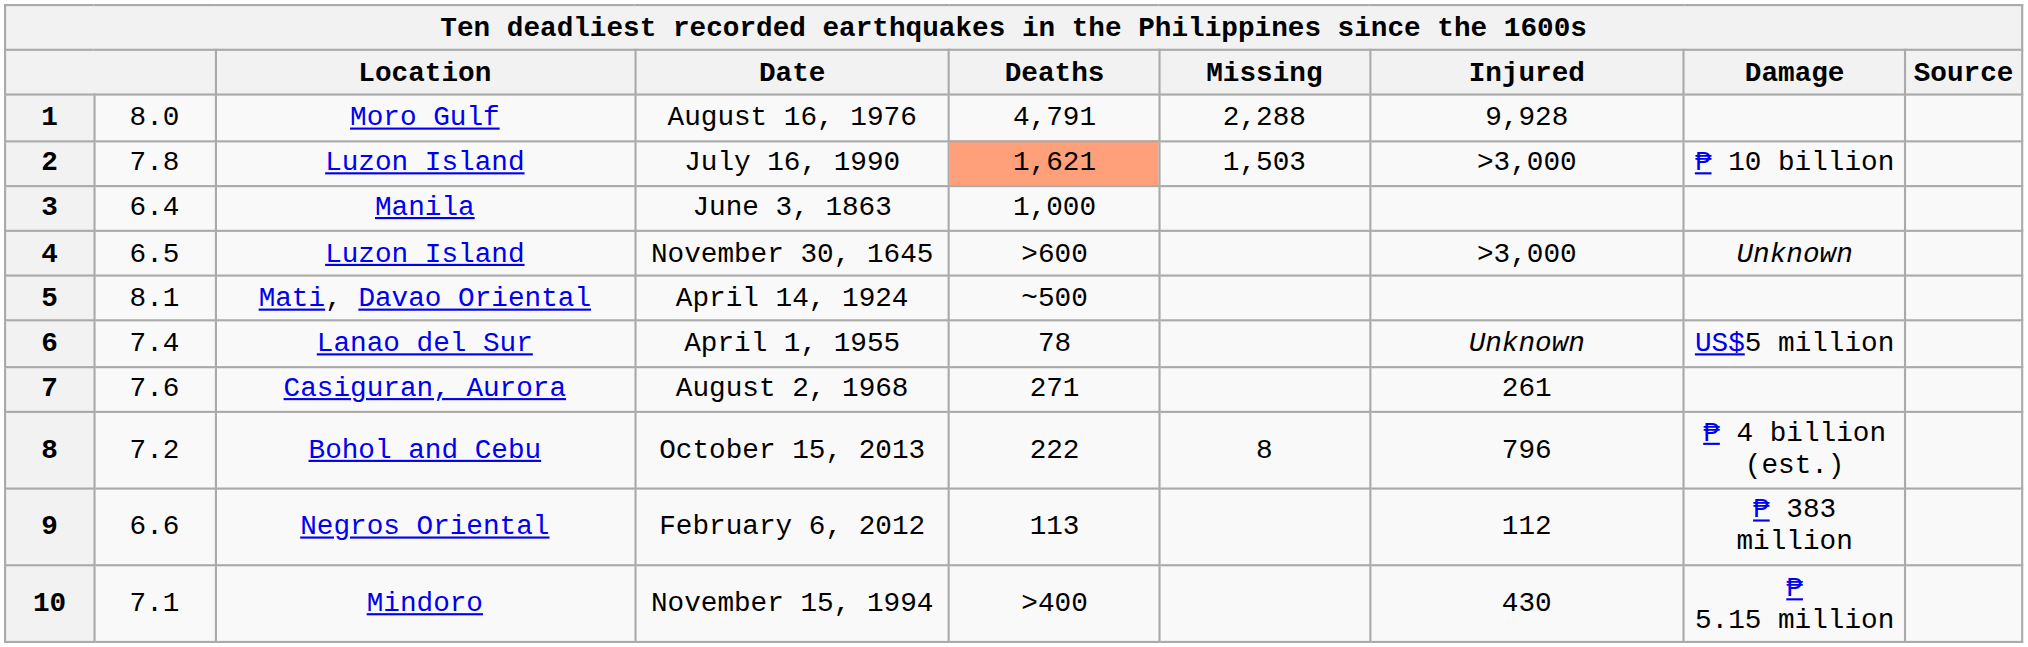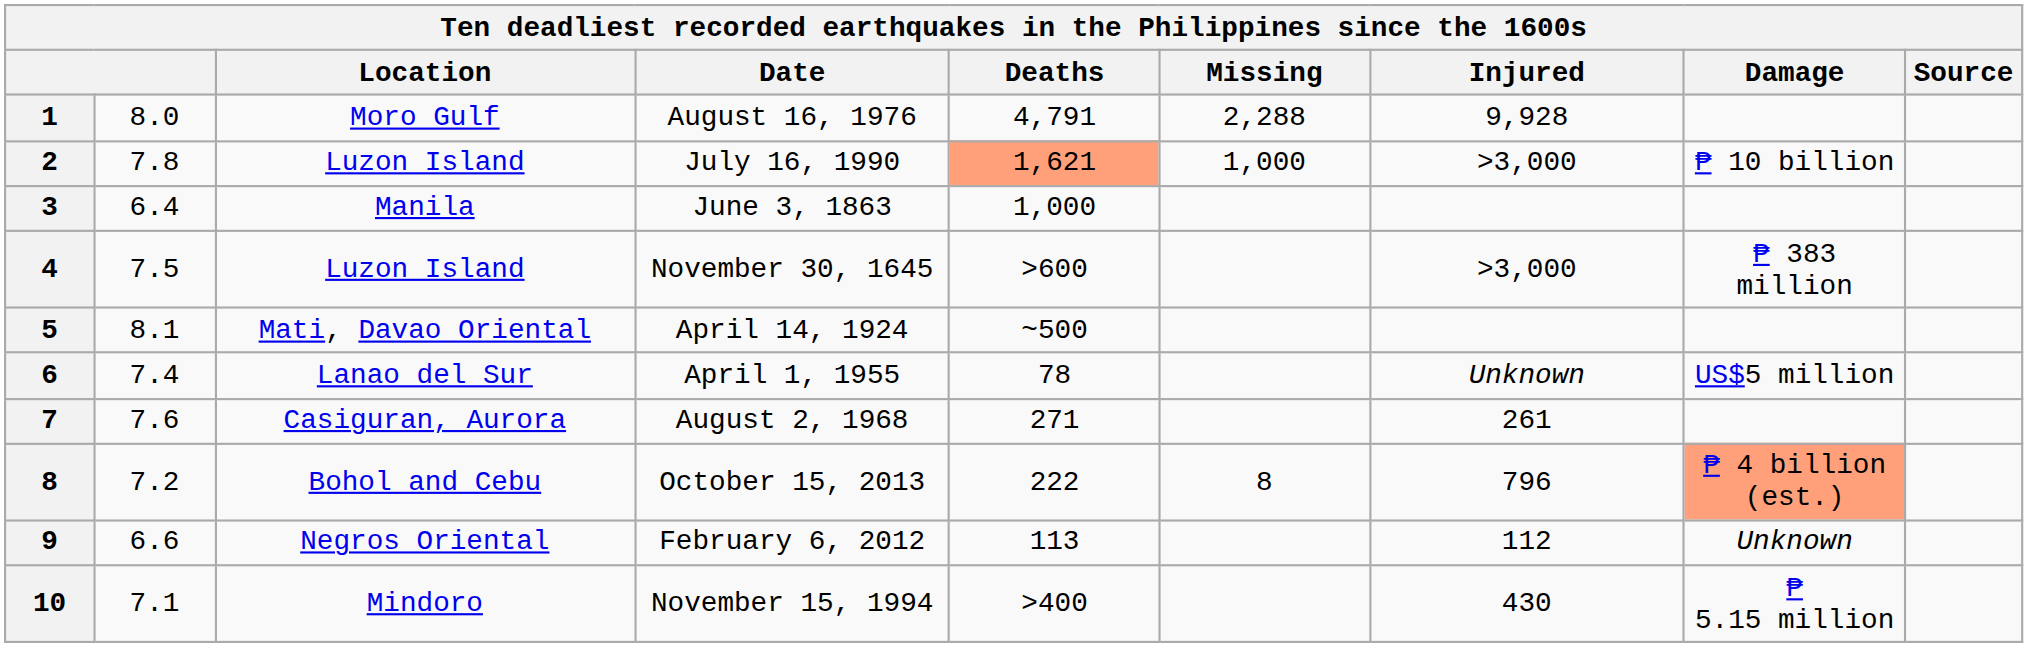(1264, 163) 1,503 -> (1264, 163) 1,000
(154, 253) 6.5 -> (154, 269) 7.5
(1795, 253) Unknown -> (1795, 269) ₱ 383 million
(1795, 450) no background -> (1795, 482) lightsalmon background
(1795, 527) ₱ 383 million -> (1795, 543) Unknown
